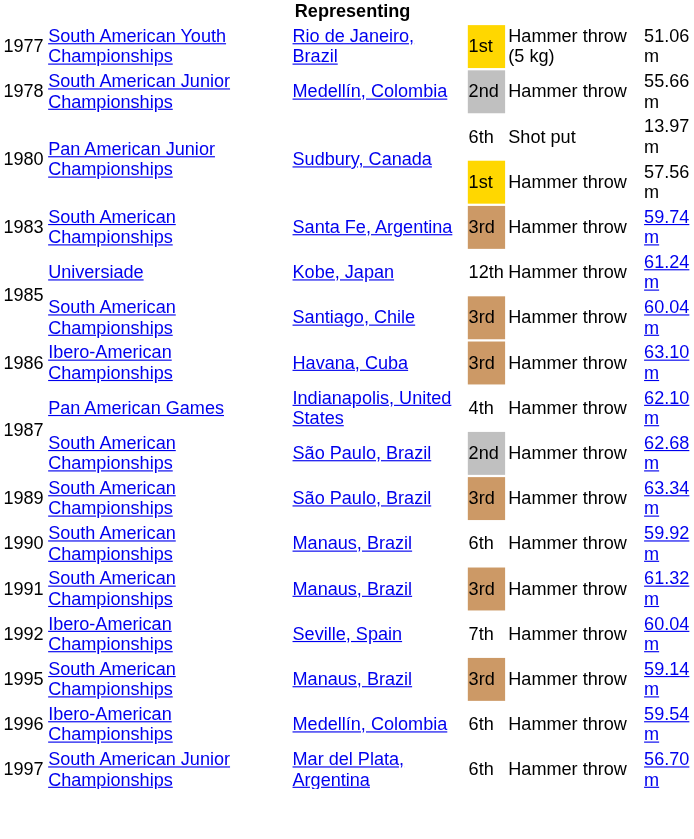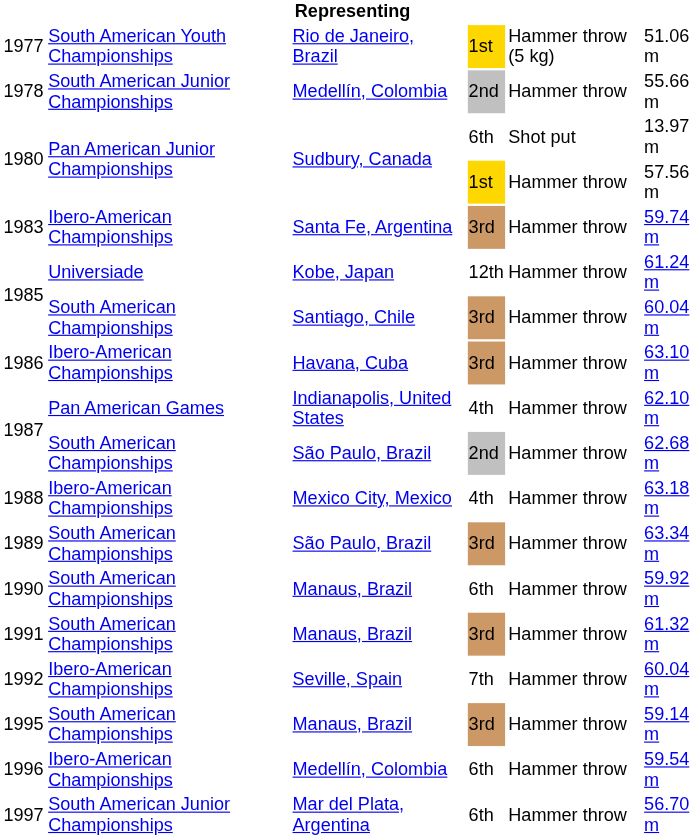(112, 227) South American Championships -> (110, 227) Ibero-American Championships
+ row: (24, 498)
